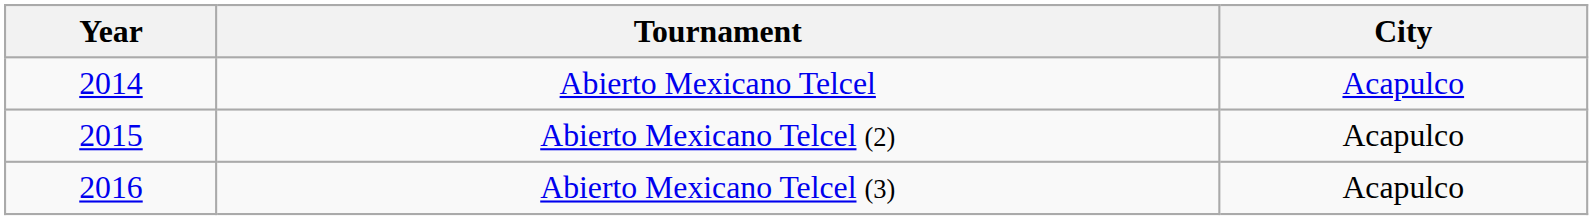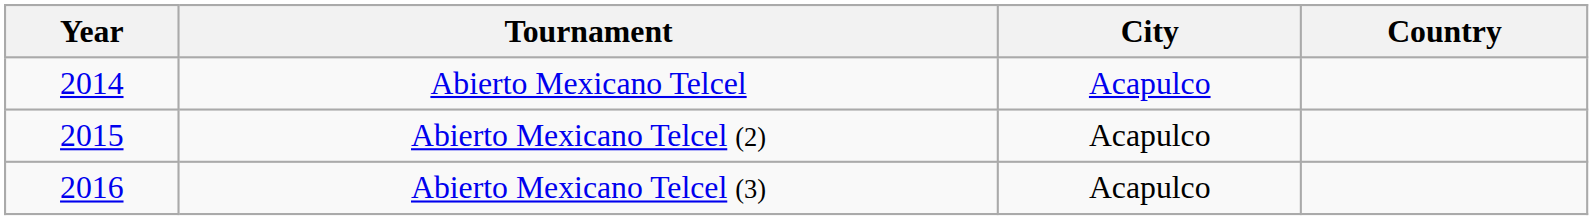+ column: (1444, 30)
